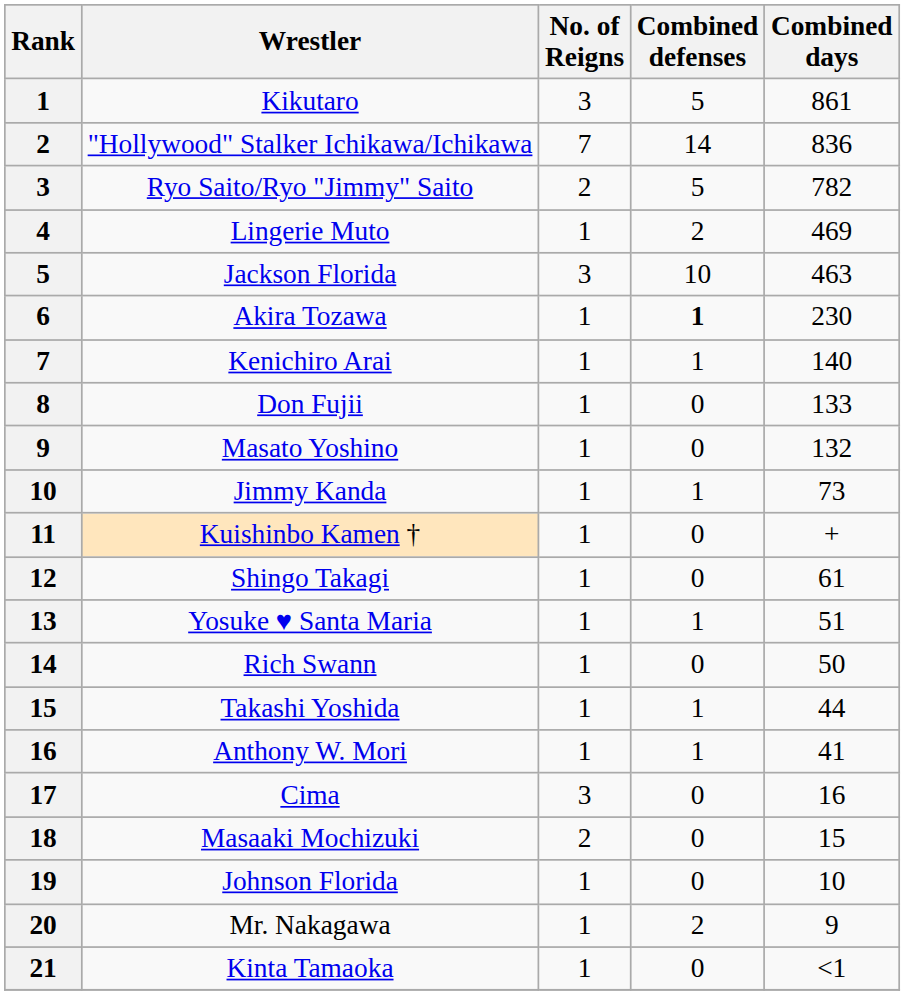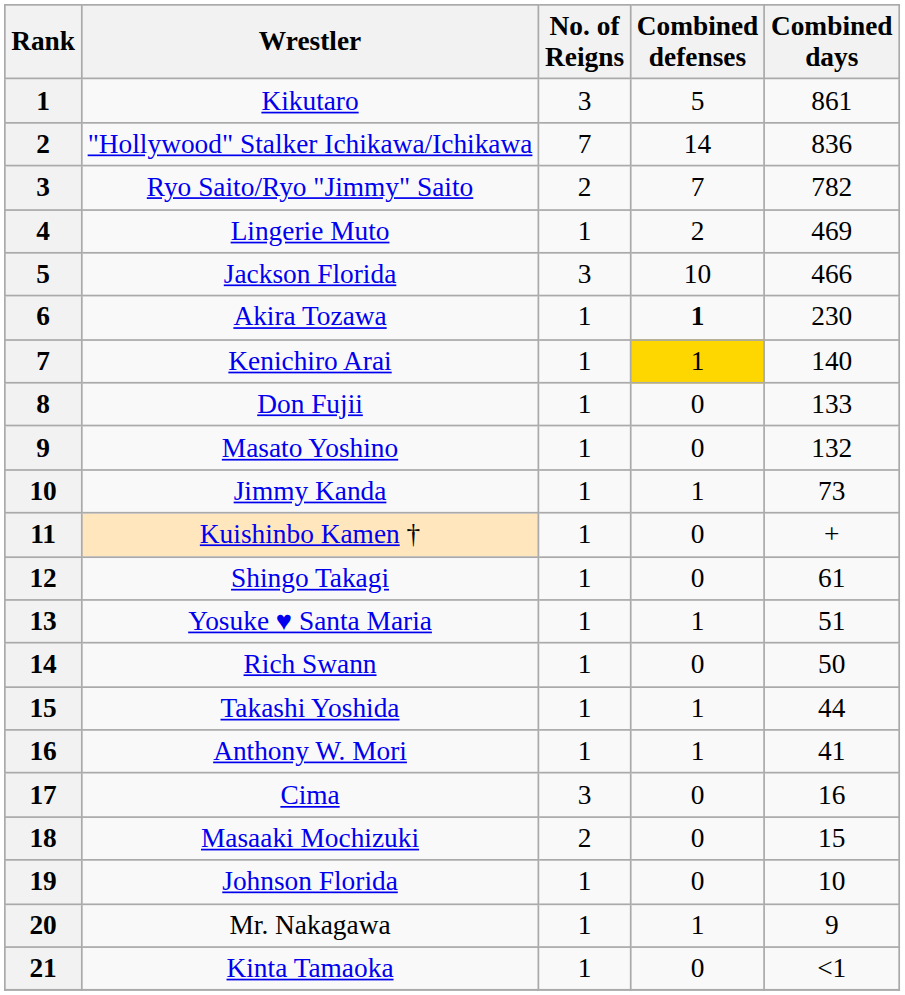(698, 187) 5 -> (698, 187) 7
(832, 273) 463 -> (832, 273) 466
(698, 360) no background -> (698, 360) gold background
(698, 924) 2 -> (698, 924) 1
